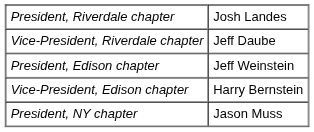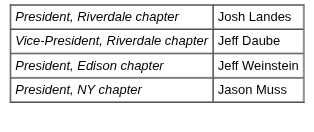- row: (100, 89)
